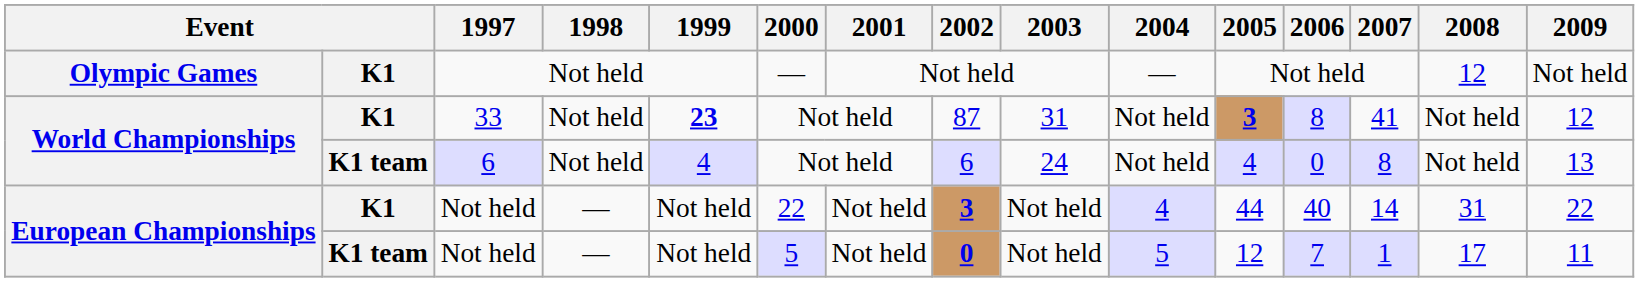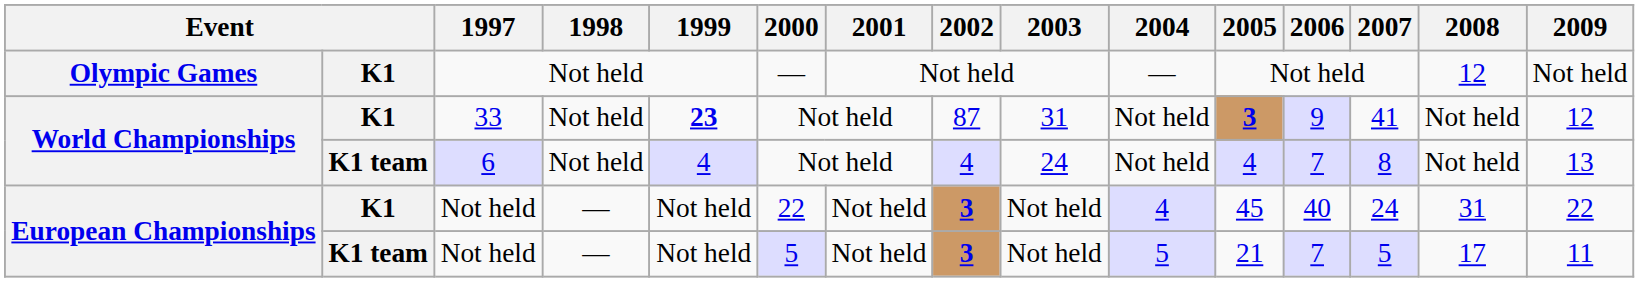(1317, 117) 8 -> (1317, 117) 9
(967, 162) 6 -> (967, 162) 4
(1317, 162) 0 -> (1317, 162) 7
(1250, 207) 44 -> (1250, 207) 45
(1385, 207) 14 -> (1385, 207) 24
(967, 253) 0 -> (967, 253) 3
(1250, 253) 12 -> (1250, 253) 21
(1385, 253) 1 -> (1385, 253) 5
